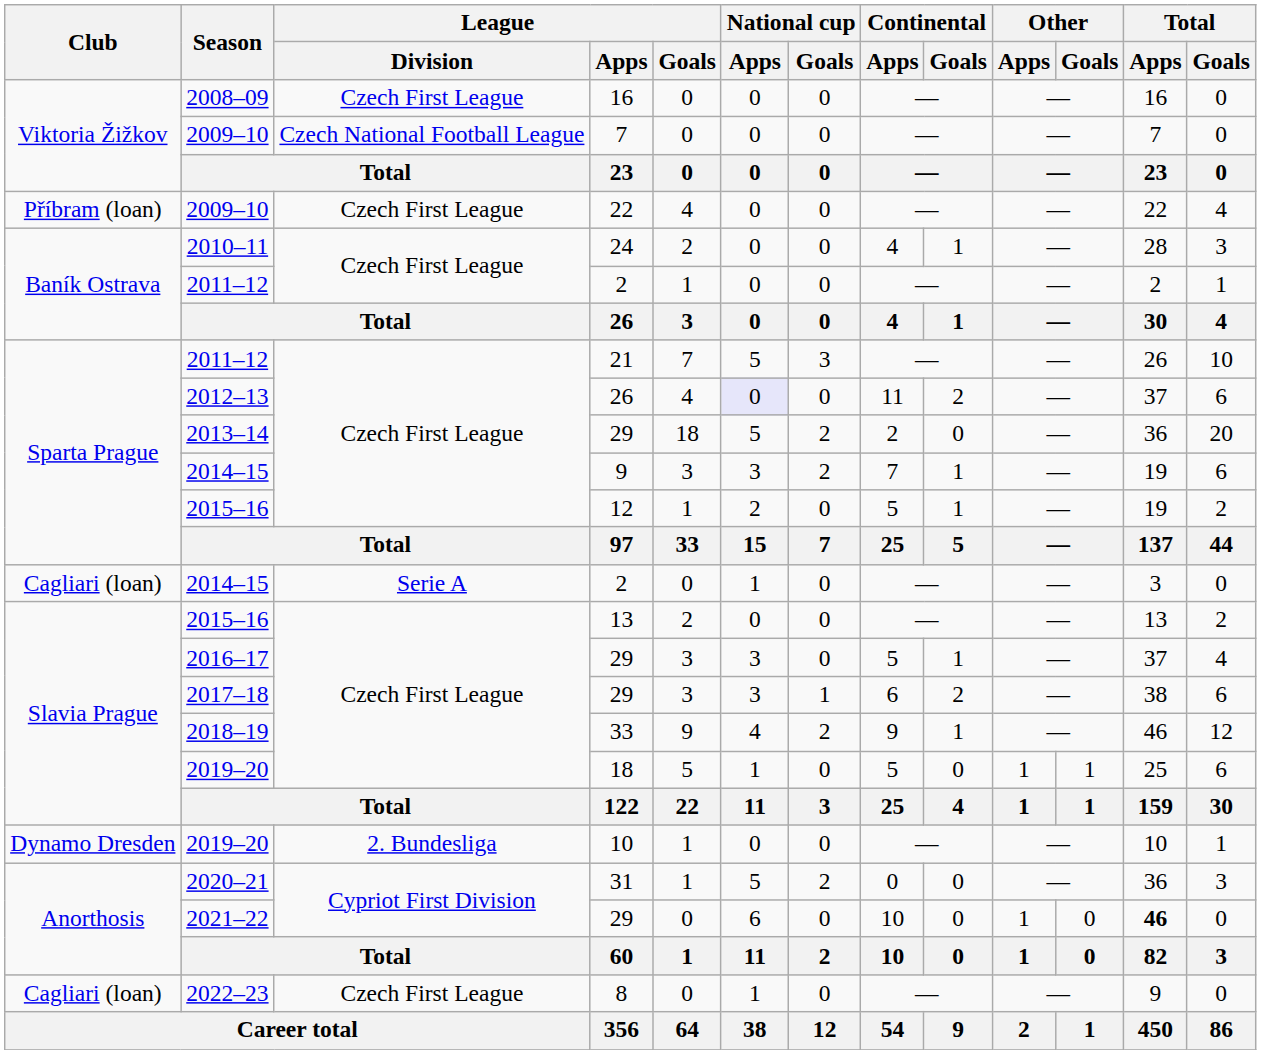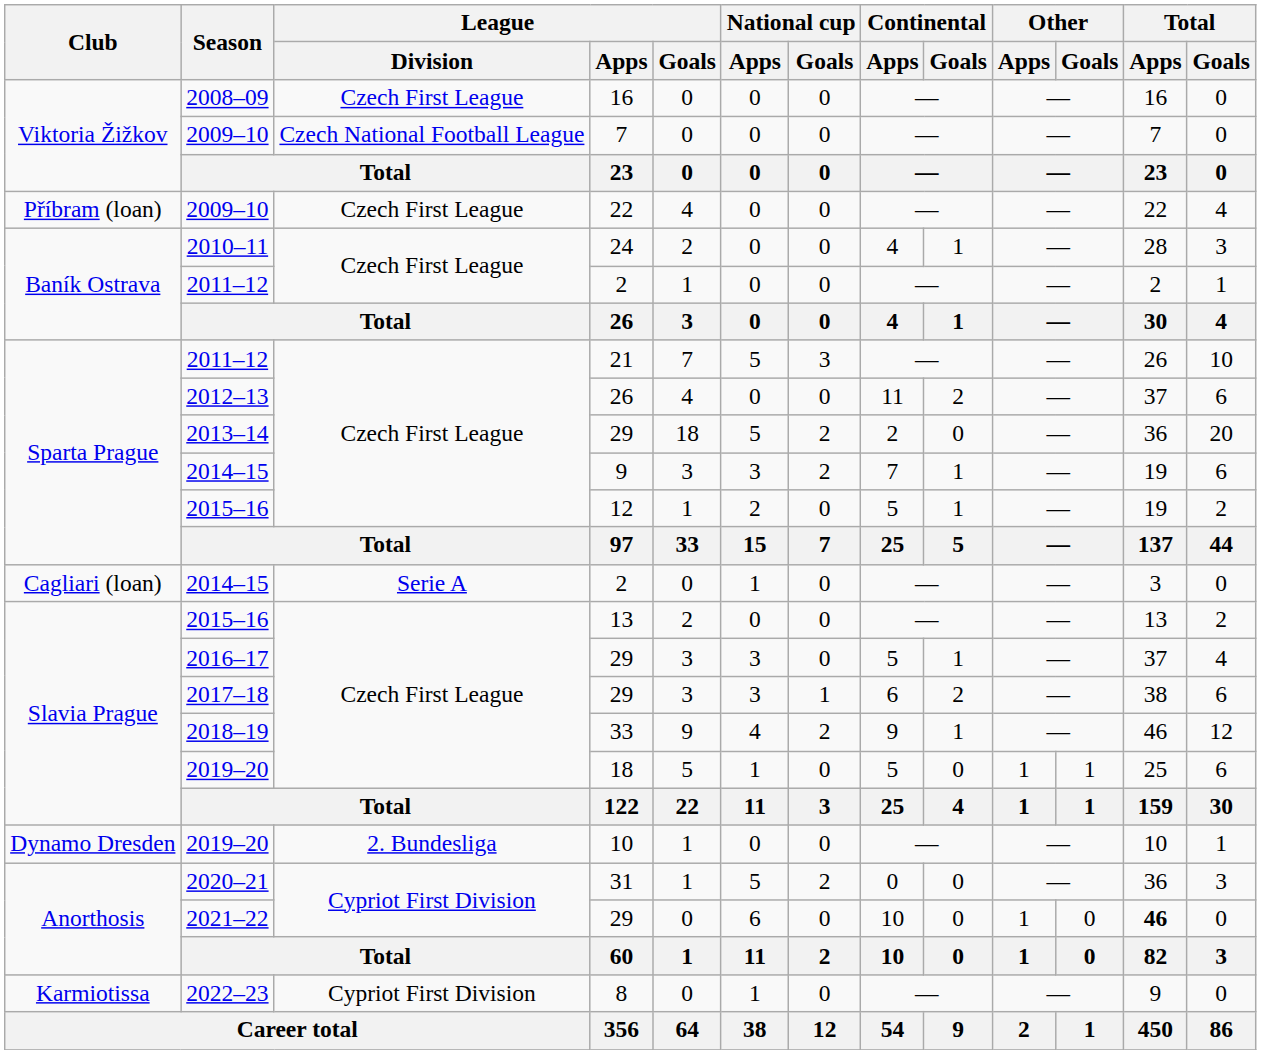(755, 396) lavender background -> (755, 396) no background
(93, 992) Cagliari (loan) -> (93, 992) Karmiotissa
(432, 992) Czech First League -> (432, 992) Cypriot First Division
